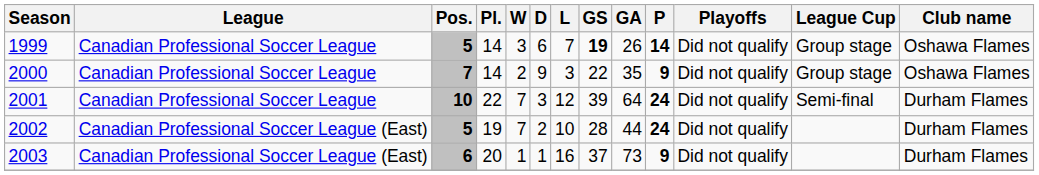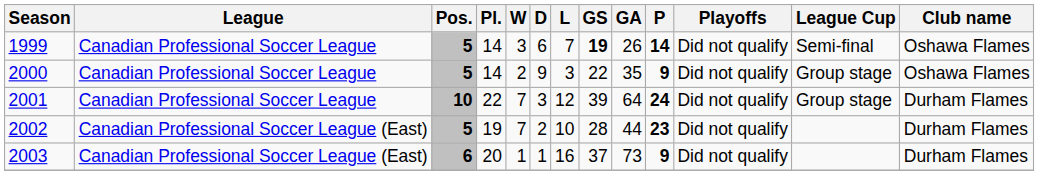(844, 45) Group stage -> (835, 45) Semi-final
(468, 73) 7 -> (468, 73) 5
(835, 101) Semi-final -> (844, 101) Group stage
(660, 128) 24 -> (660, 128) 23
